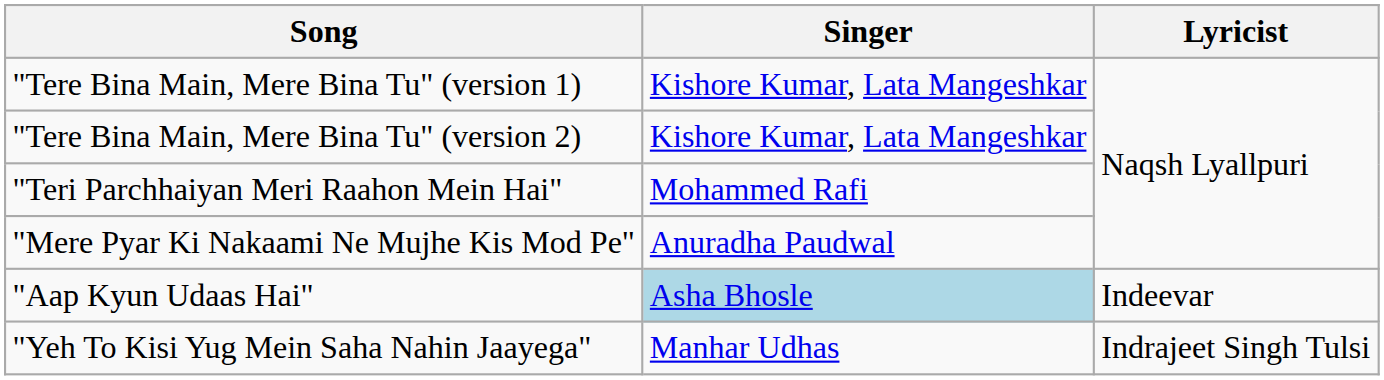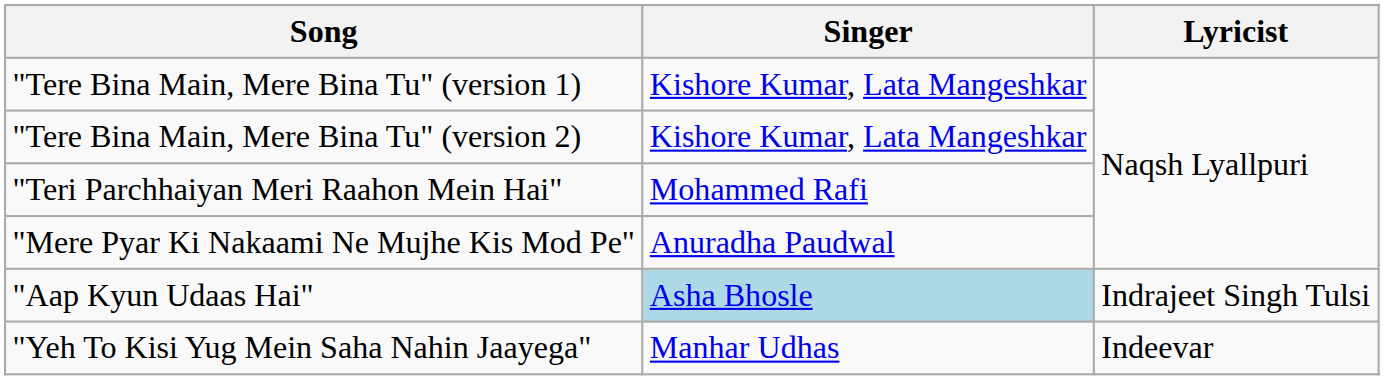(1157, 295) Indeevar -> (1236, 295) Indrajeet Singh Tulsi
(1236, 348) Indrajeet Singh Tulsi -> (1157, 348) Indeevar
